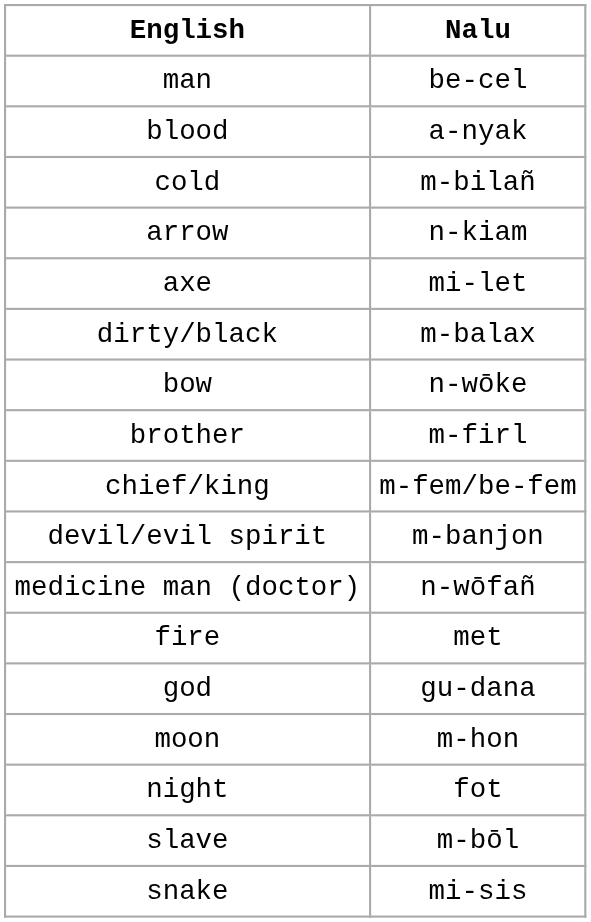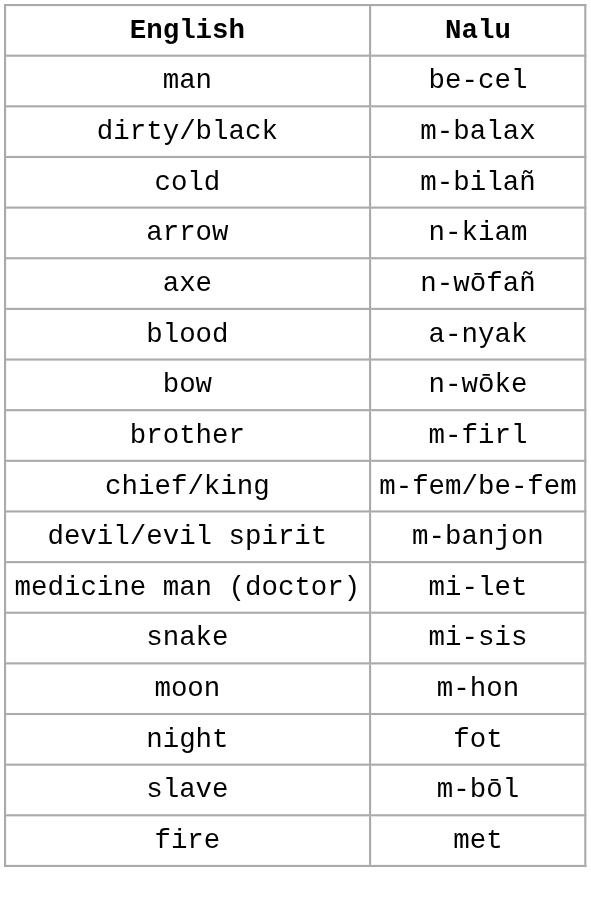rows swapped: (187, 334) <-> (187, 132)
(478, 284) mi-let -> (478, 284) n-wōfañ
(478, 587) n-wōfañ -> (478, 587) mi-let
rows swapped: (187, 638) <-> (187, 891)
- row: (187, 689)
